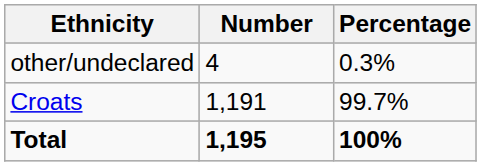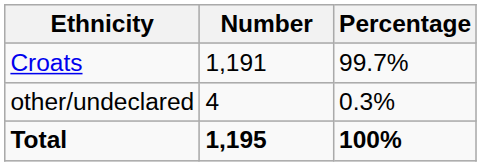rows swapped: (46, 101) <-> (102, 62)
